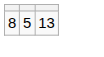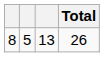+ column: (79, 16)
